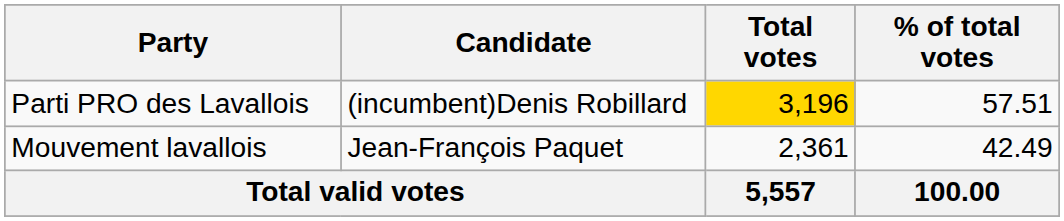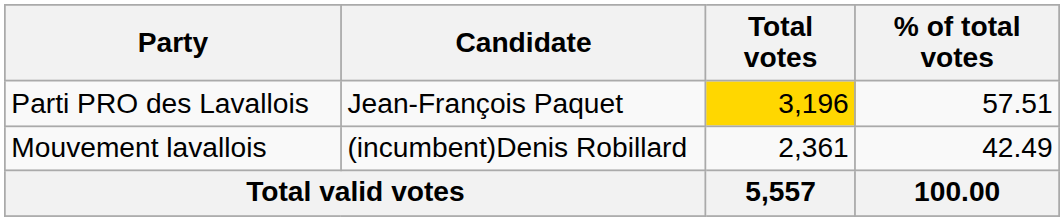(517, 103) (incumbent)Denis Robillard -> (485, 103) Jean-François Paquet
(485, 147) Jean-François Paquet -> (517, 147) (incumbent)Denis Robillard
